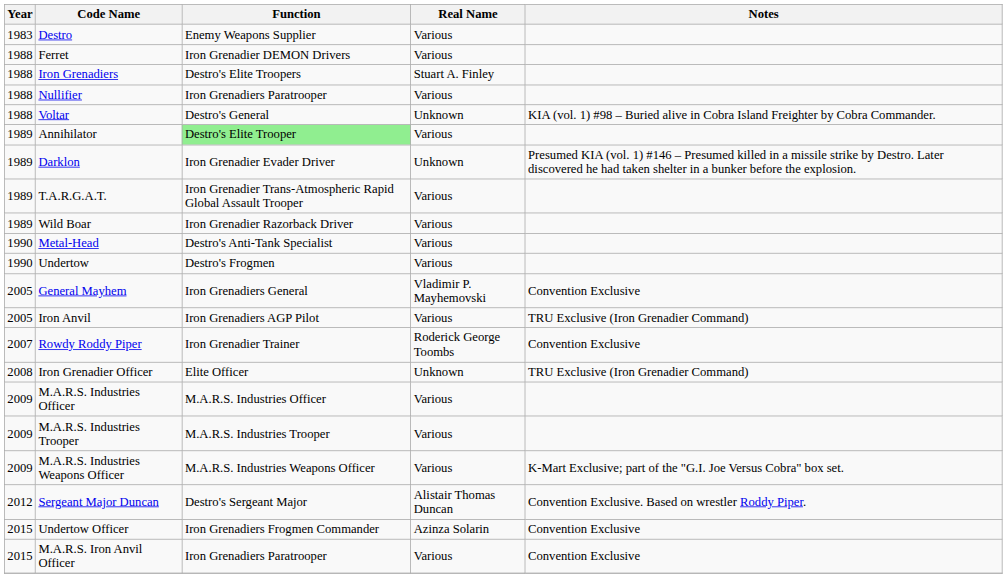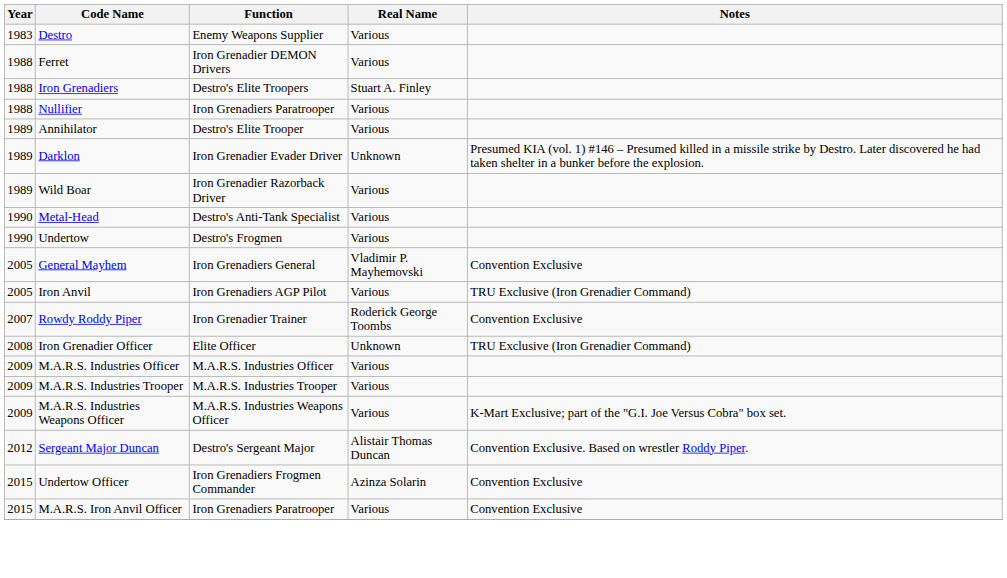- row: (54, 114)
(241, 134) lightgreen background -> (248, 128) no background
- row: (73, 196)
